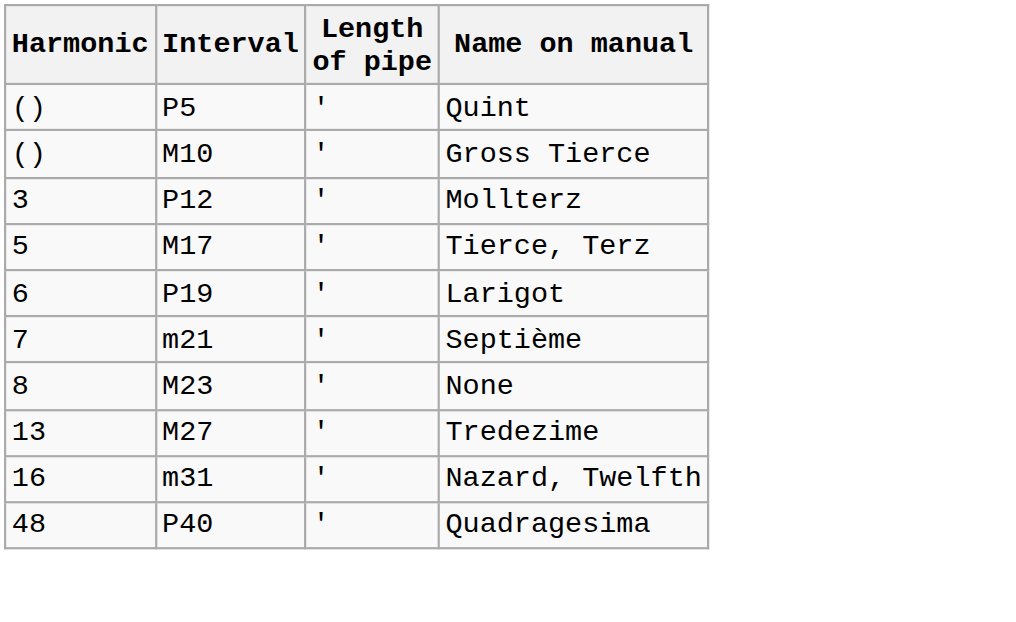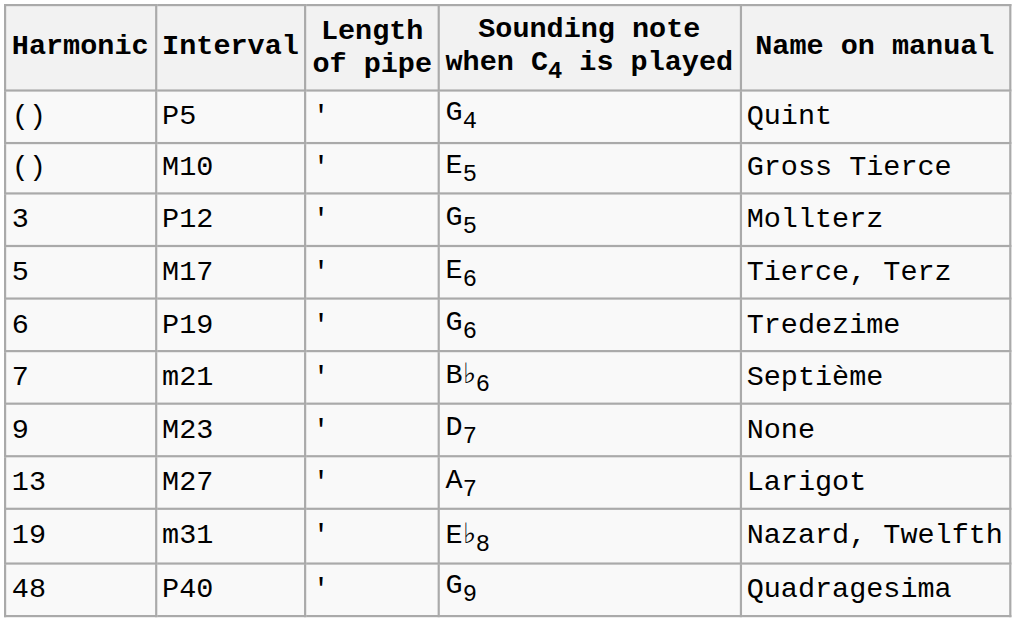+ column: (589, 48)
(505, 293) Larigot -> (824, 324) Tredezime
(20, 386) 8 -> (20, 431) 9
(522, 432) Tredezime -> (806, 483) Larigot
(29, 479) 16 -> (29, 536) 19
